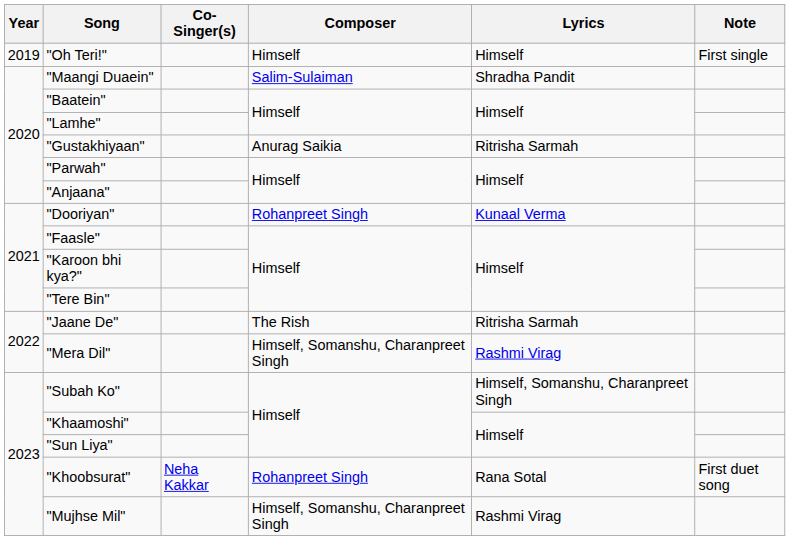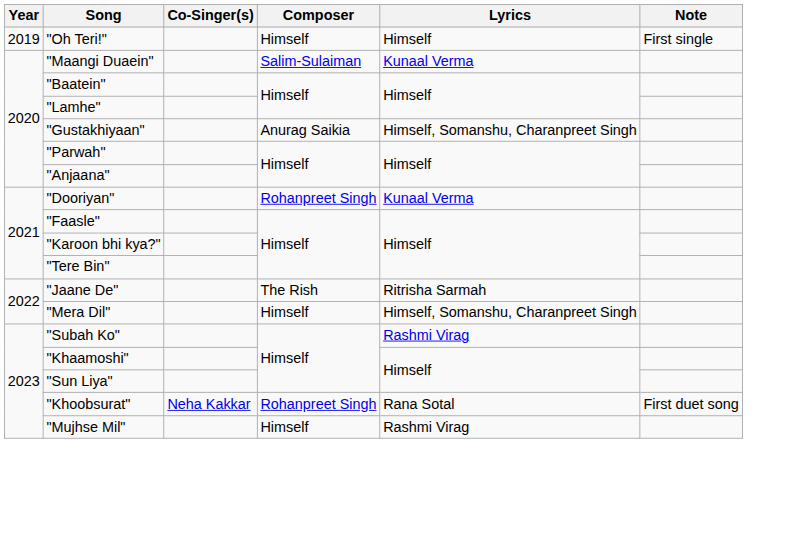(525, 77) Shradha Pandit -> (428, 61) Kunaal Verma
(527, 146) Ritrisha Sarmah -> (510, 130) Himself, Somanshu, Charanpreet Singh
(358, 353) Himself, Somanshu, Charanpreet Singh -> (284, 312) Himself
(518, 353) Rashmi Virag -> (510, 312) Himself, Somanshu, Charanpreet Singh
(582, 392) Himself, Somanshu, Charanpreet Singh -> (426, 335) Rashmi Virag
(358, 516) Himself, Somanshu, Charanpreet Singh -> (284, 426) Himself
